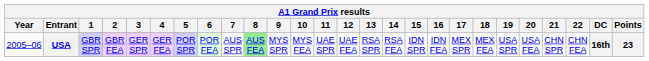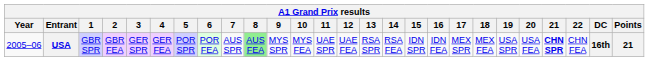(554, 44) normal -> (554, 44) bold
(628, 44) 23 -> (628, 44) 21
